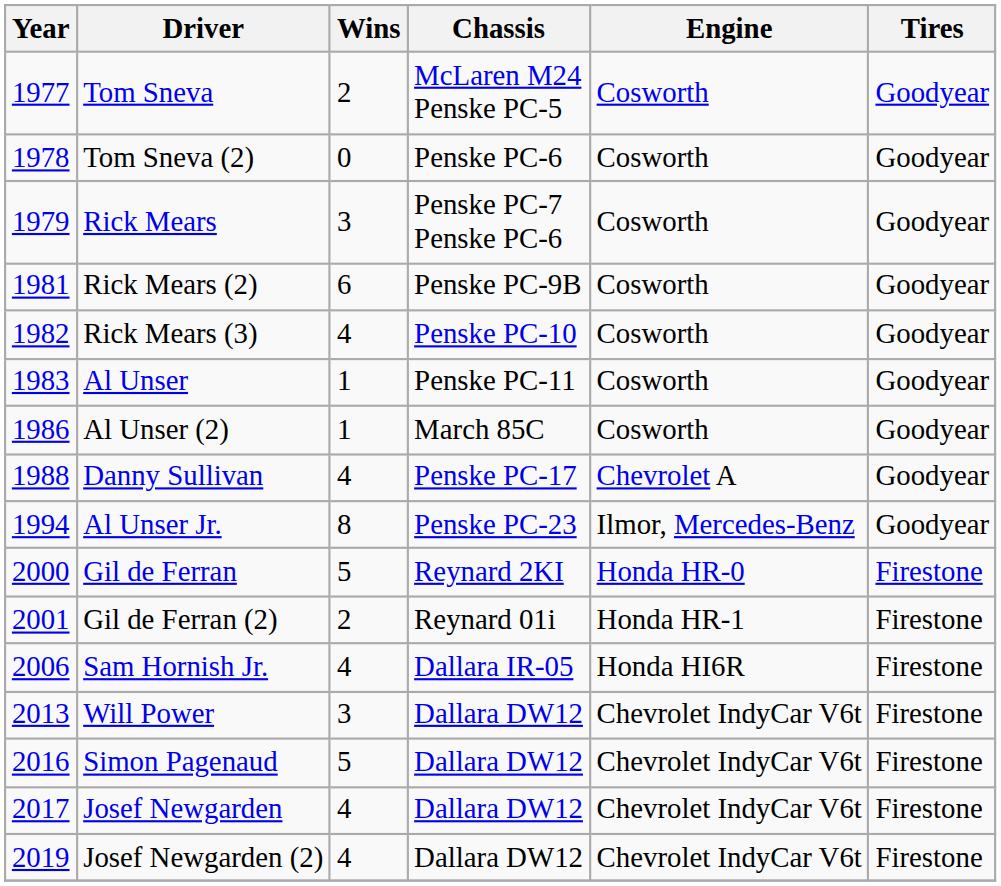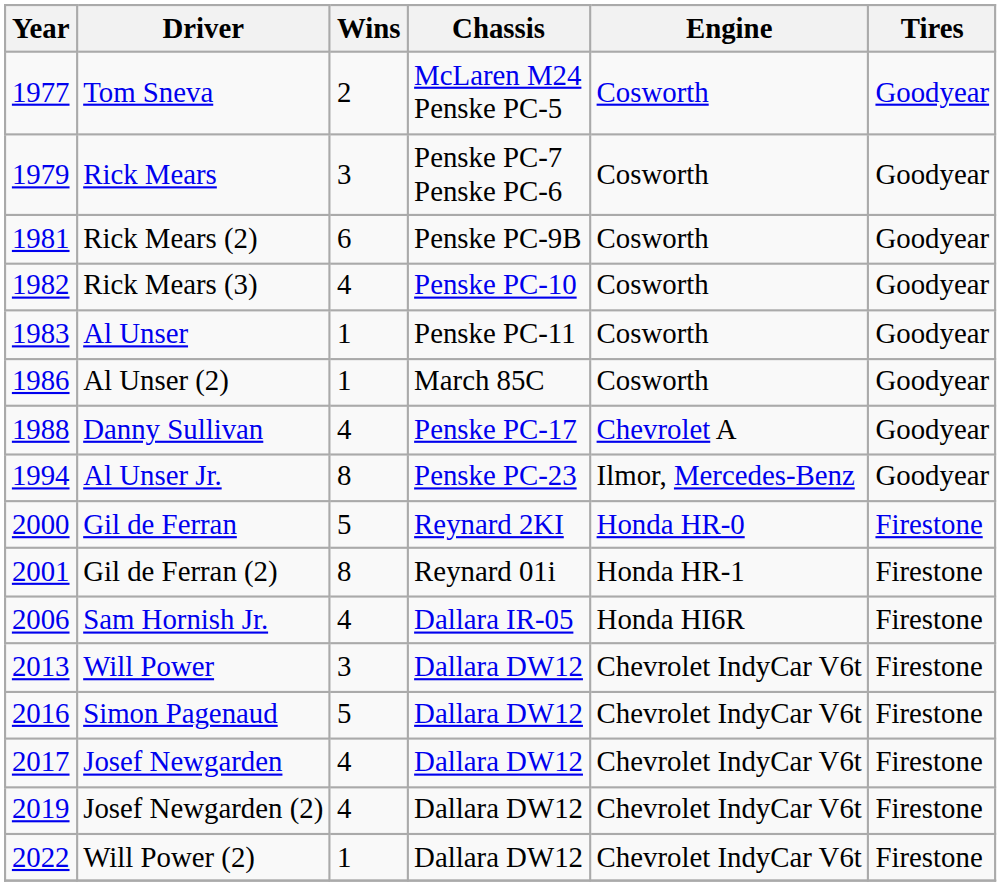- row: (169, 156)
(344, 618) 2 -> (344, 571) 8
+ row: (169, 856)
